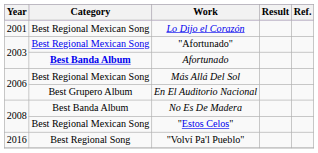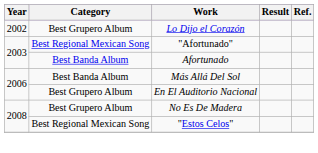(17, 28) 2001 -> (17, 28) 2002
(90, 28) Best Regional Mexican Song -> (90, 28) Best Grupero Album
(90, 60) bold -> (90, 60) normal
(90, 76) Best Regional Mexican Song -> (90, 76) Best Banda Album
(90, 108) Best Banda Album -> (90, 108) Best Grupero Album
- row: (206, 140)
